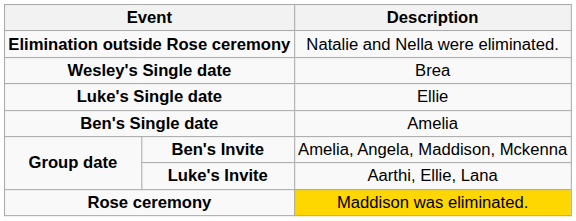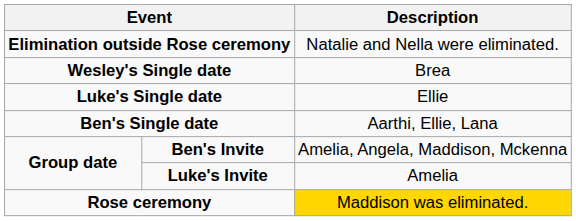(433, 123) Amelia -> (433, 123) Aarthi, Ellie, Lana
(433, 176) Aarthi, Ellie, Lana -> (433, 176) Amelia
